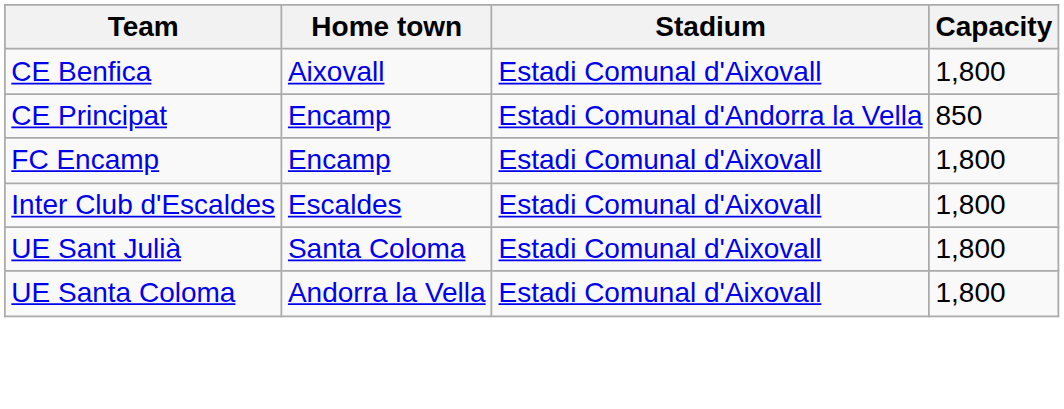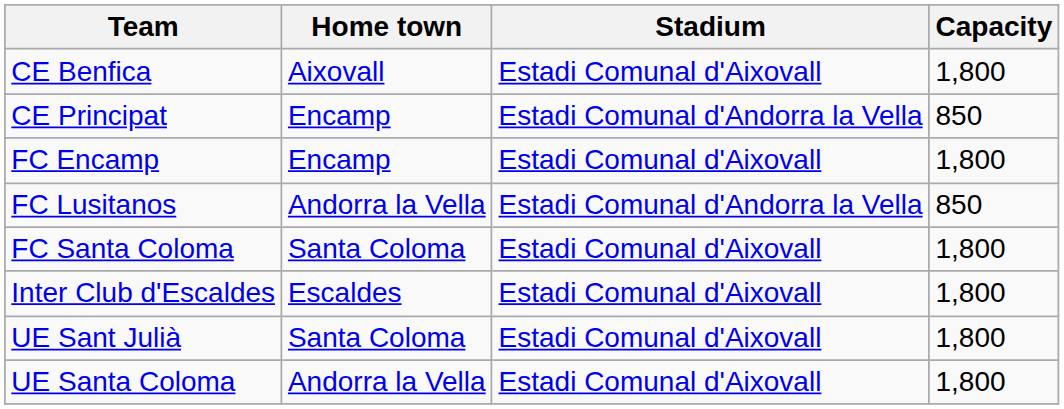+ row: (94, 204)
+ row: (123, 248)
